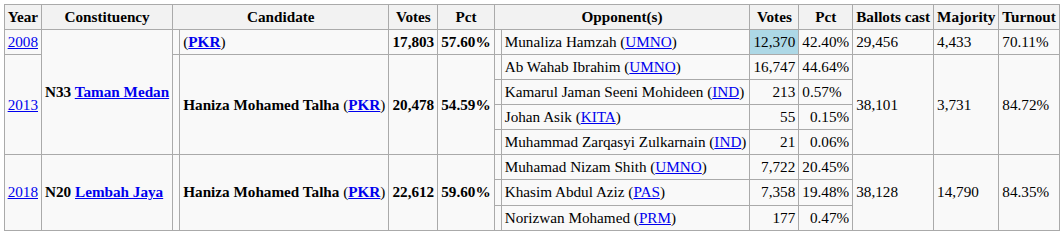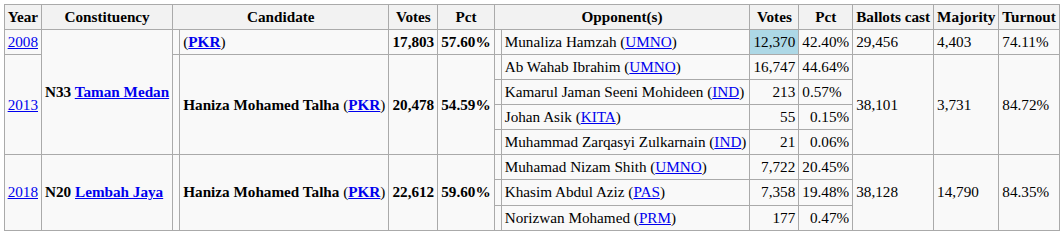(954, 42) 4,433 -> (954, 42) 4,403
(1025, 42) 70.11% -> (1025, 42) 74.11%
